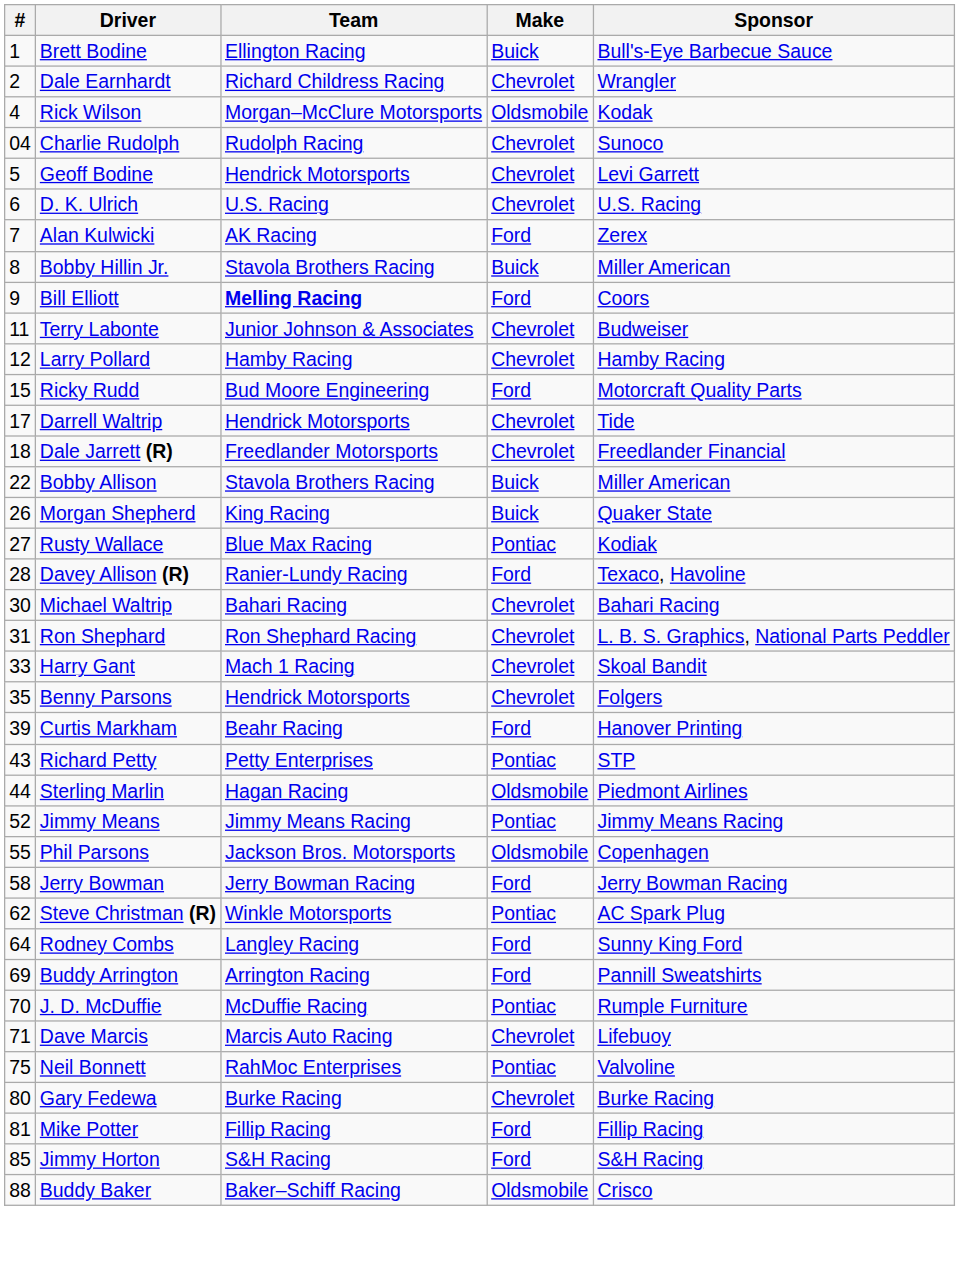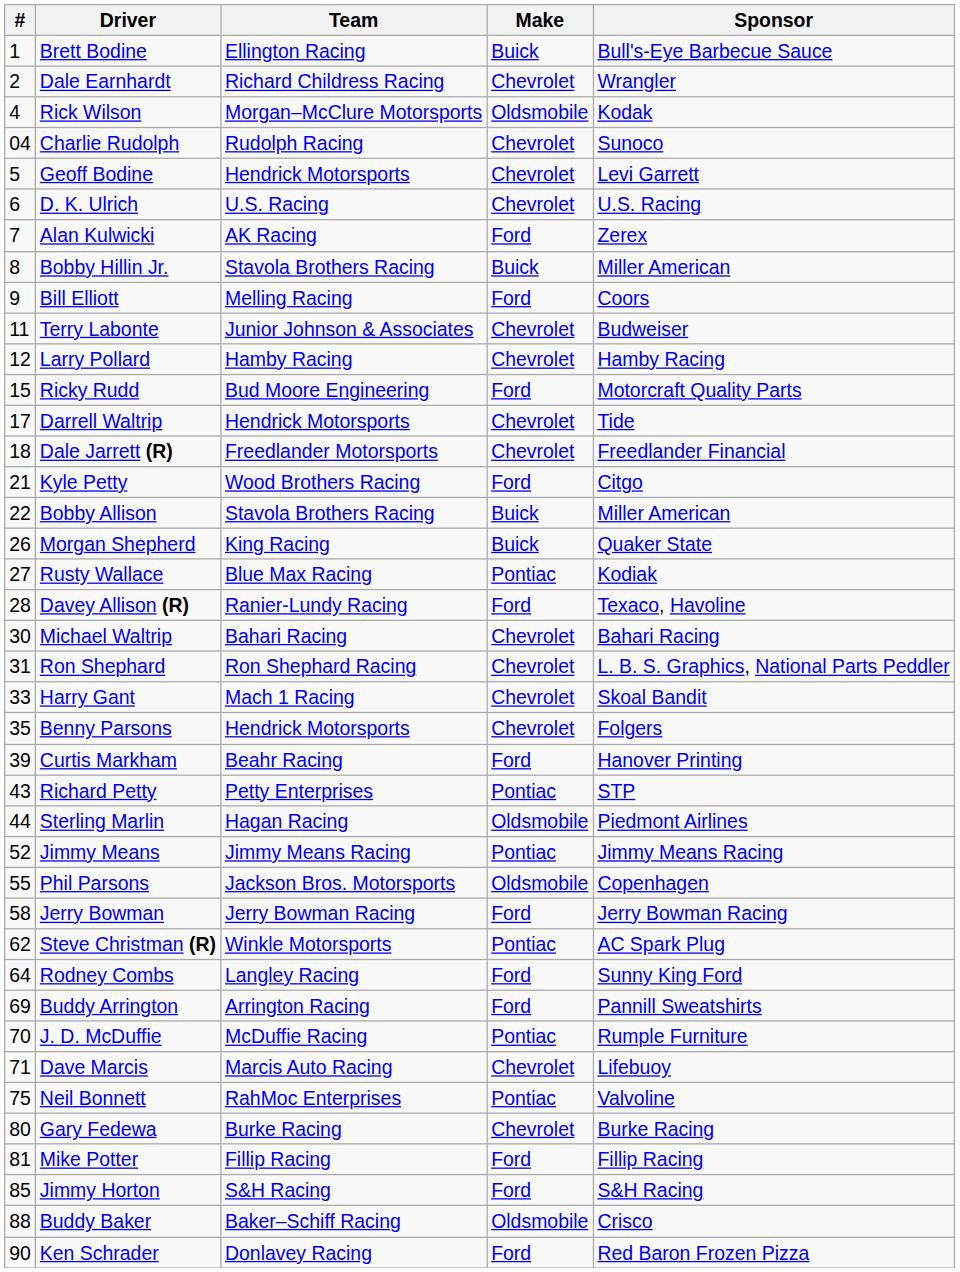(294, 297) bold -> (289, 297) normal
+ row: (84, 482)
+ row: (99, 1252)
